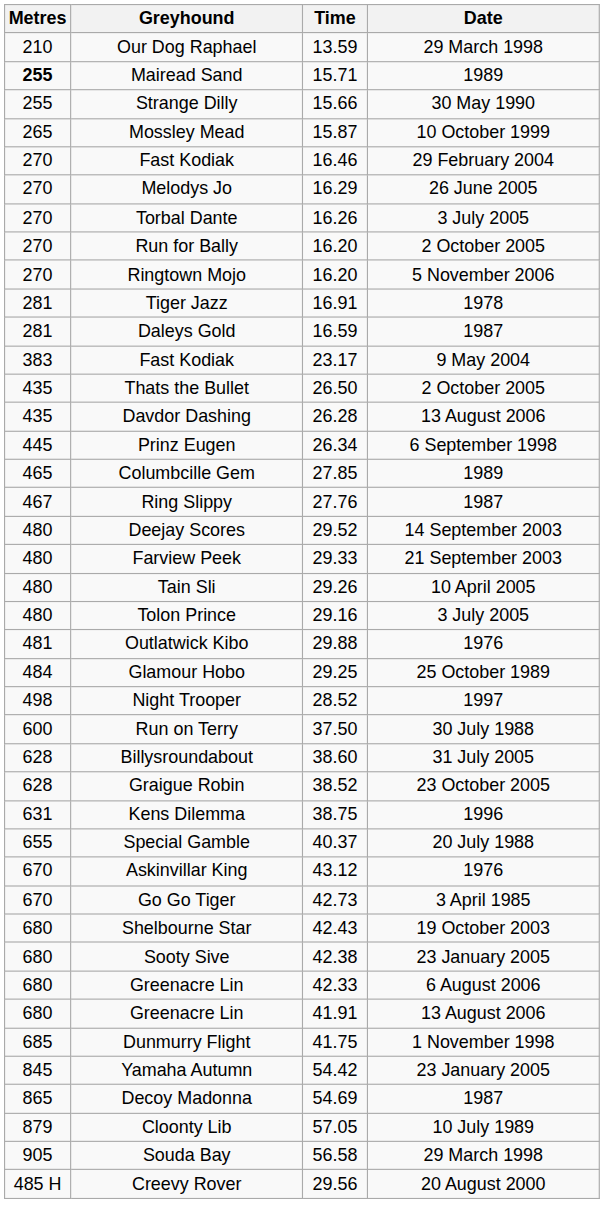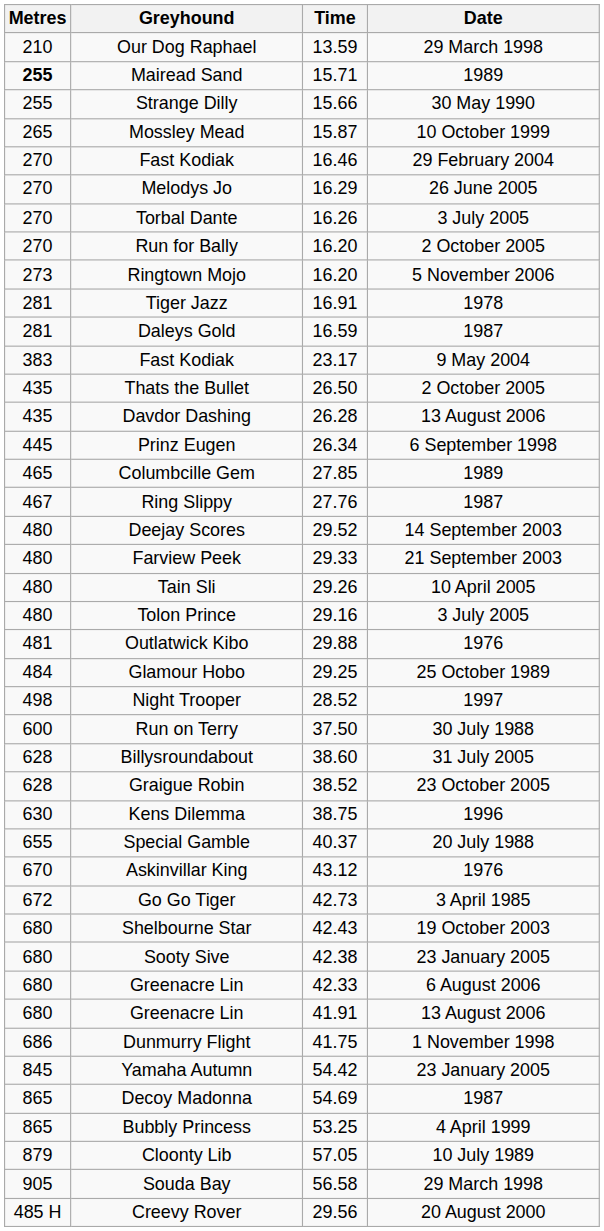(38, 274) 270 -> (38, 274) 273
(38, 814) 631 -> (38, 814) 630
(38, 899) 670 -> (38, 899) 672
(38, 1041) 685 -> (38, 1041) 686
+ row: (187, 1127)
